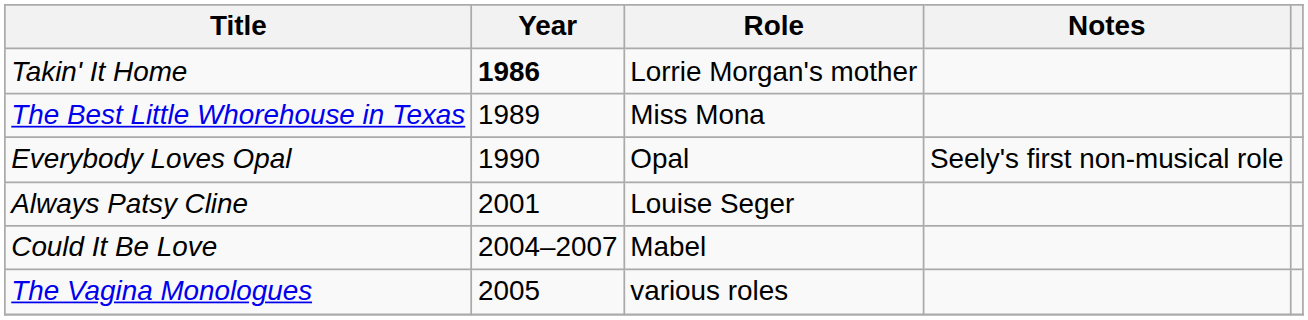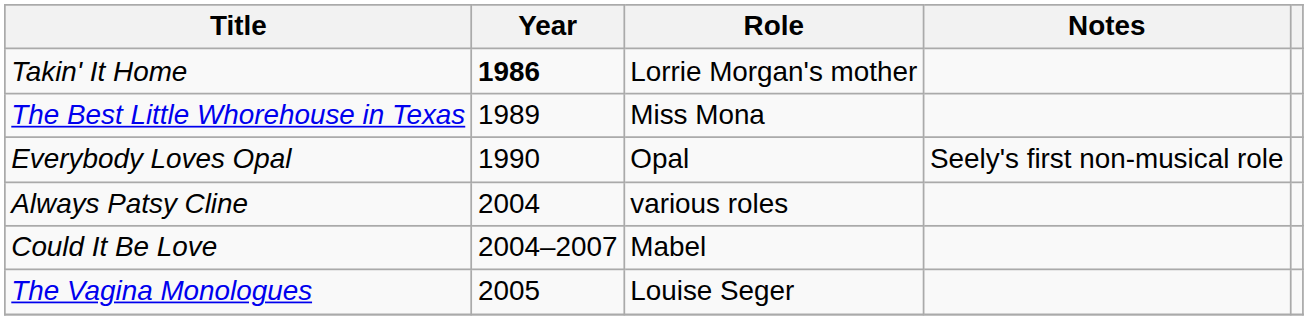(509, 203) 2001 -> (509, 203) 2004
(712, 203) Louise Seger -> (709, 203) various roles
(709, 291) various roles -> (712, 291) Louise Seger
